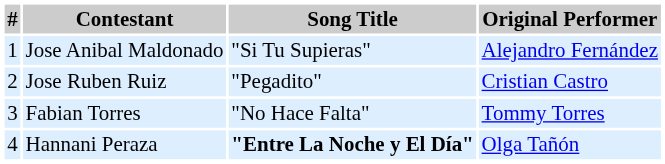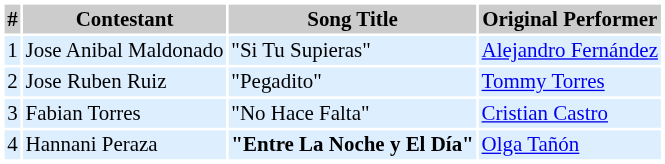(545, 81) Cristian Castro -> (543, 81) Tommy Torres
(543, 113) Tommy Torres -> (545, 113) Cristian Castro
